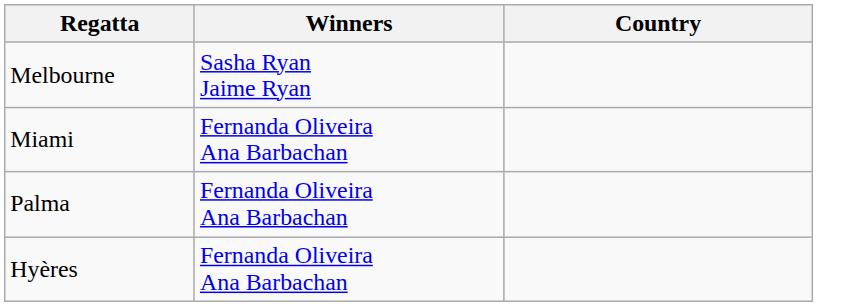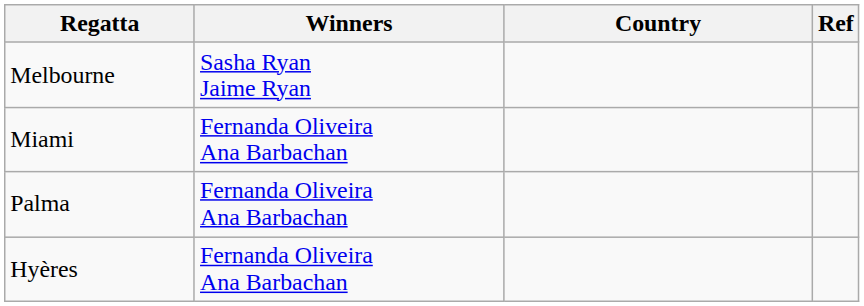+ column: (836, 23)
